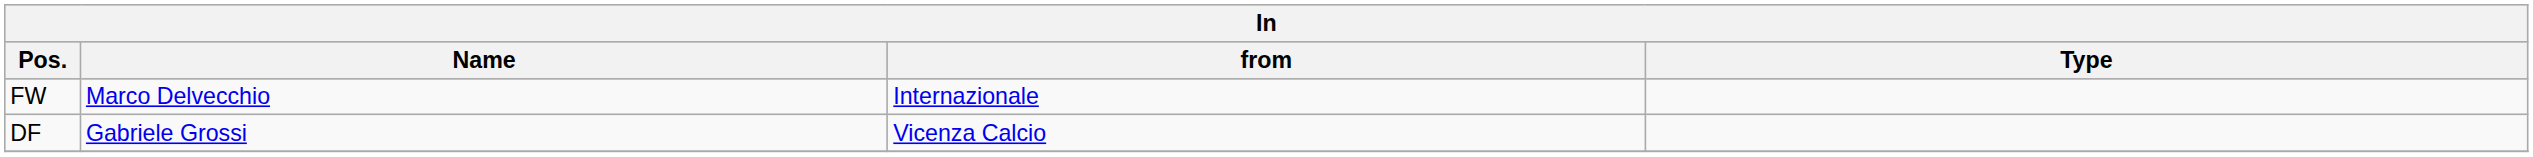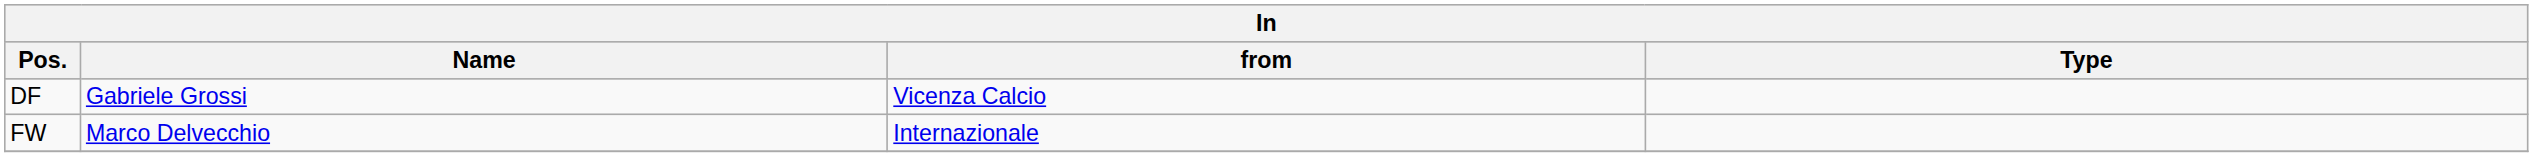rows swapped: (28, 97) <-> (26, 133)
